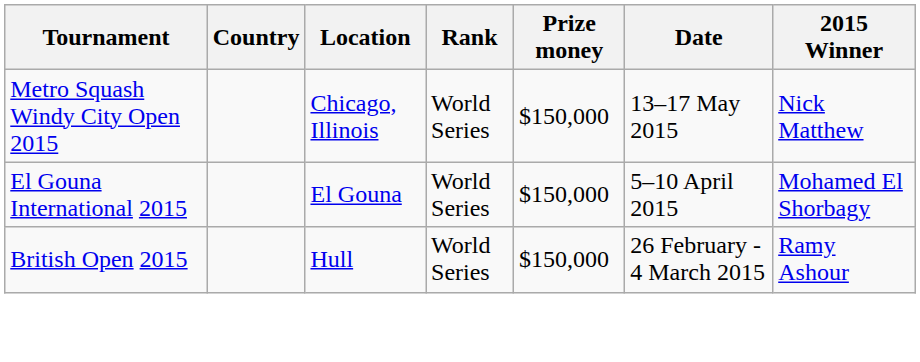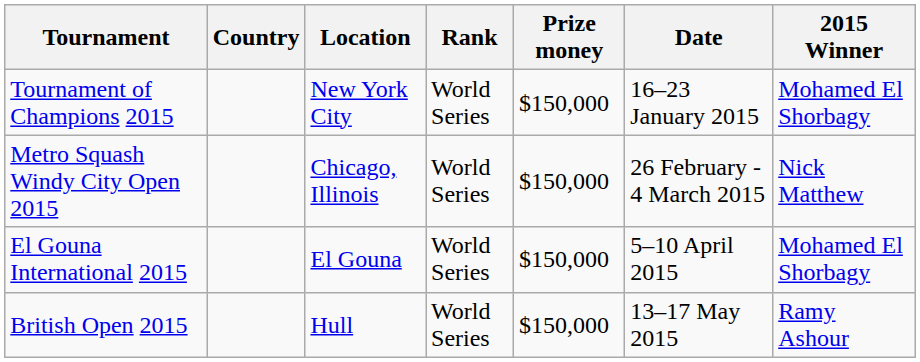+ row: (92, 102)
(685, 115) 13–17 May 2015 -> (698, 180) 26 February - 4 March 2015
(698, 259) 26 February - 4 March 2015 -> (685, 324) 13–17 May 2015
